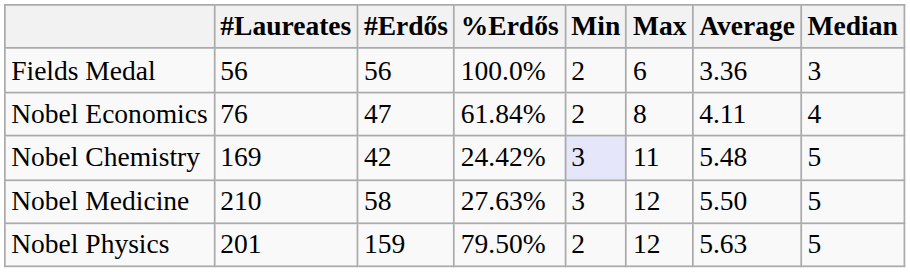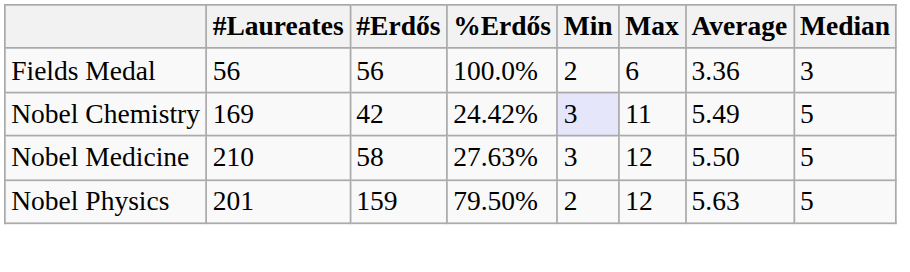- row: (109, 113)
(723, 157) 5.48 -> (716, 113) 5.49
